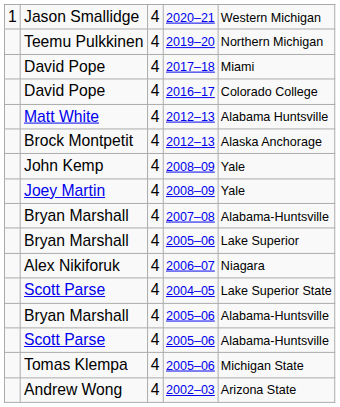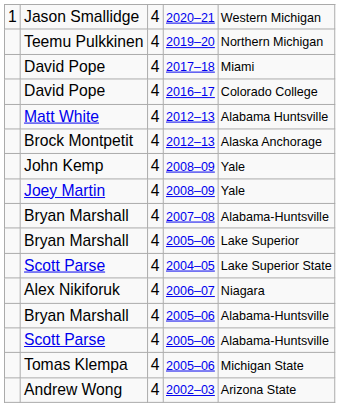rows swapped: (72, 265) <-> (65, 290)
